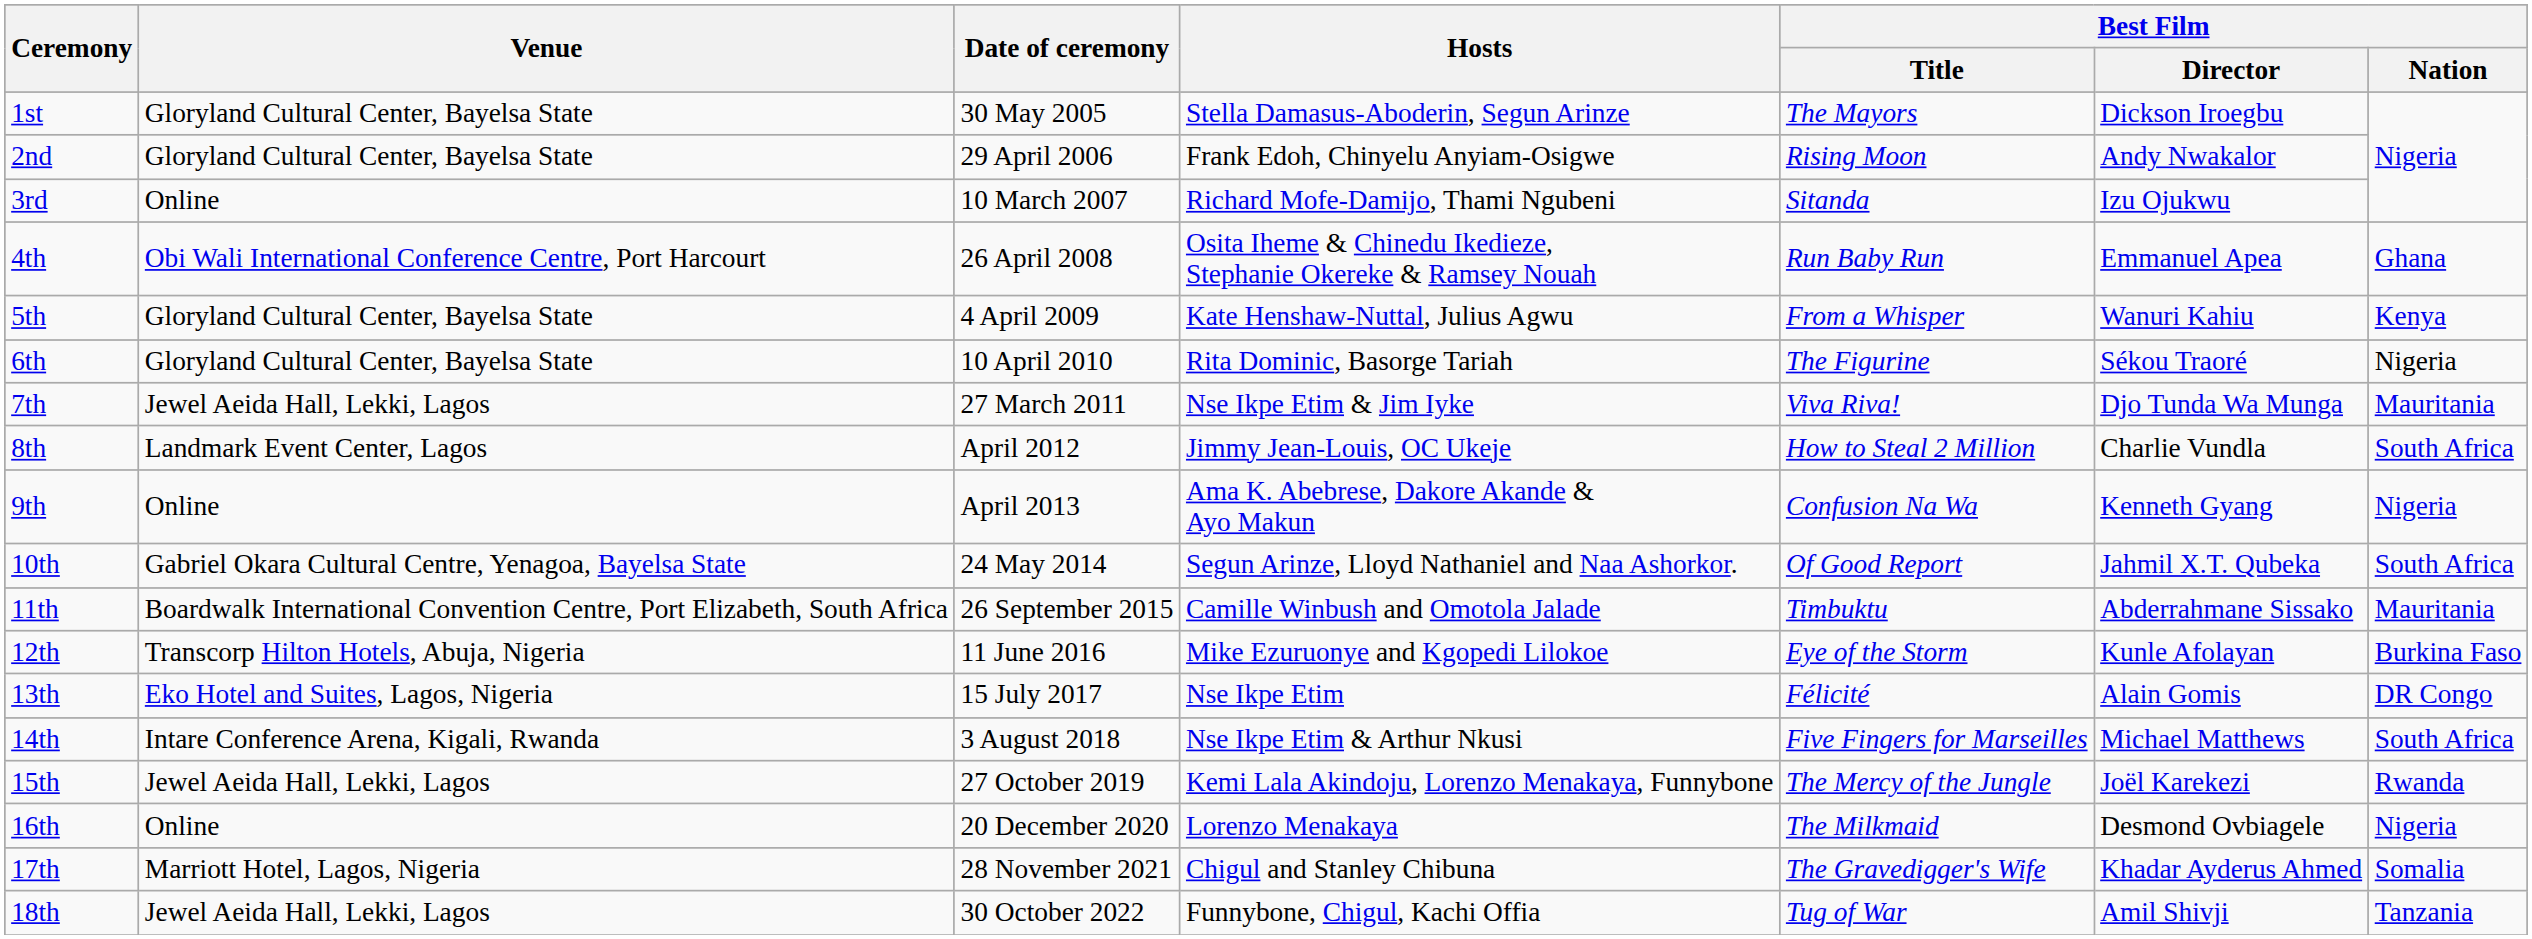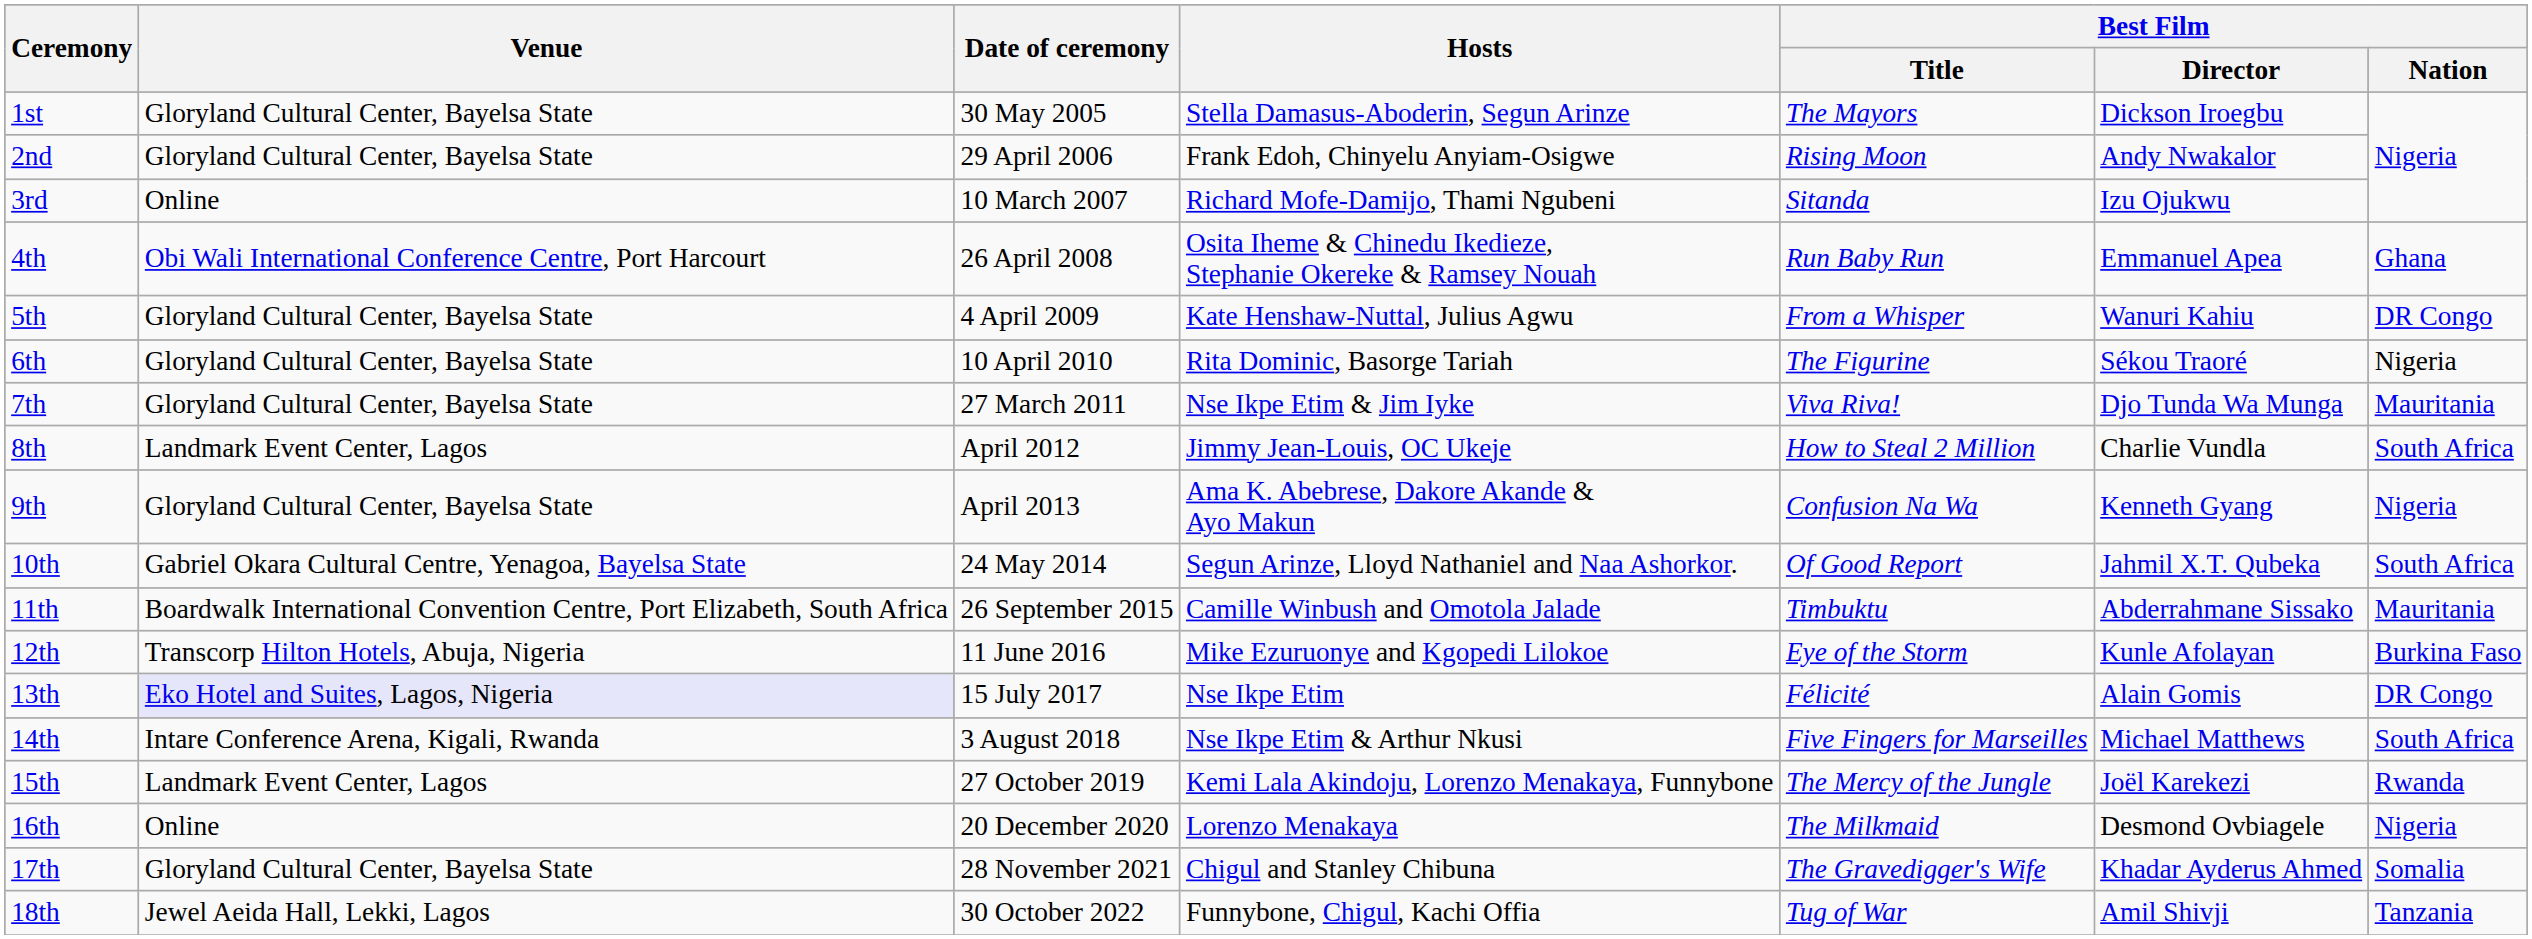(2410, 317) Kenya -> (2434, 317) DR Congo
(317, 404) Jewel Aeida Hall, Lekki, Lagos -> (369, 404) Gloryland Cultural Center, Bayelsa State
(182, 506) Online -> (369, 506) Gloryland Cultural Center, Bayelsa State
(349, 695) no background -> (349, 695) lavender background
(317, 782) Jewel Aeida Hall, Lekki, Lagos -> (316, 782) Landmark Event Center, Lagos
(312, 868) Marriott Hotel, Lagos, Nigeria -> (369, 868) Gloryland Cultural Center, Bayelsa State
